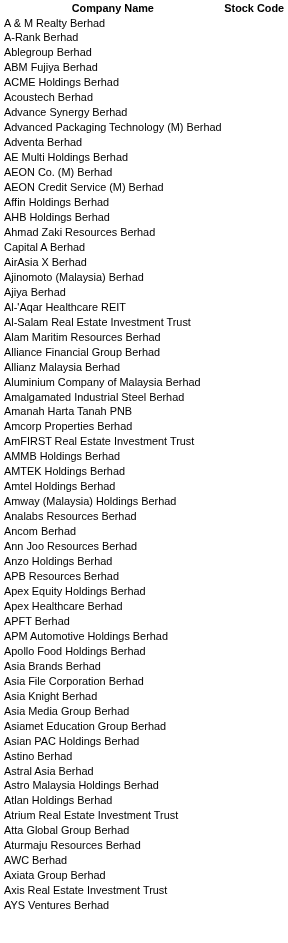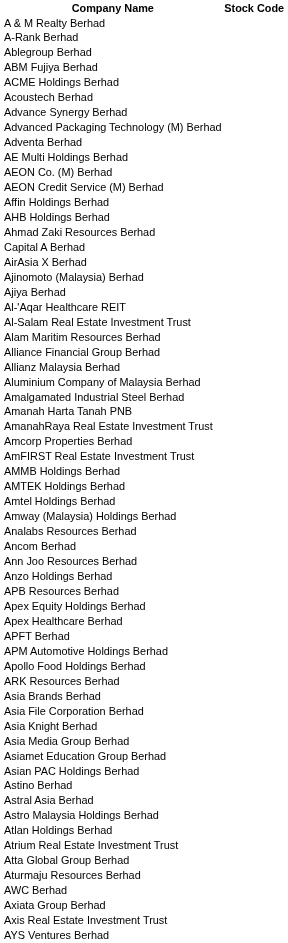+ row: (108, 427)
+ row: (62, 681)
